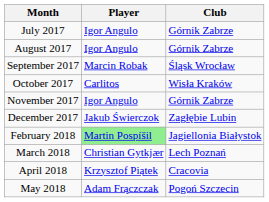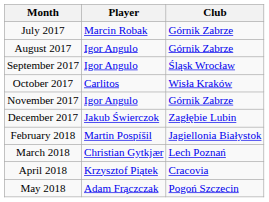(111, 30) Igor Angulo -> (116, 30) Marcin Robak
(116, 65) Marcin Robak -> (111, 65) Igor Angulo
(118, 135) lightgreen background -> (118, 135) no background
